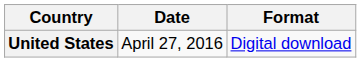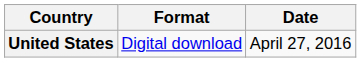columns swapped: (172, 17) <-> (291, 17)
